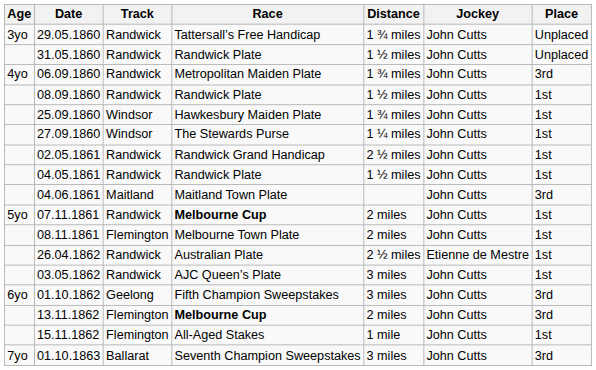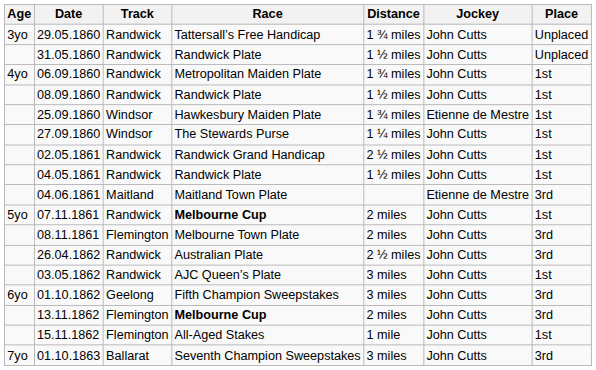(544, 74) 3rd -> (543, 74) 1st
(457, 114) John Cutts -> (478, 114) Etienne de Mestre
(457, 194) John Cutts -> (478, 194) Etienne de Mestre
(543, 235) 1st -> (544, 235) 3rd
(478, 255) Etienne de Mestre -> (457, 255) John Cutts
(543, 255) 1st -> (544, 255) 3rd
